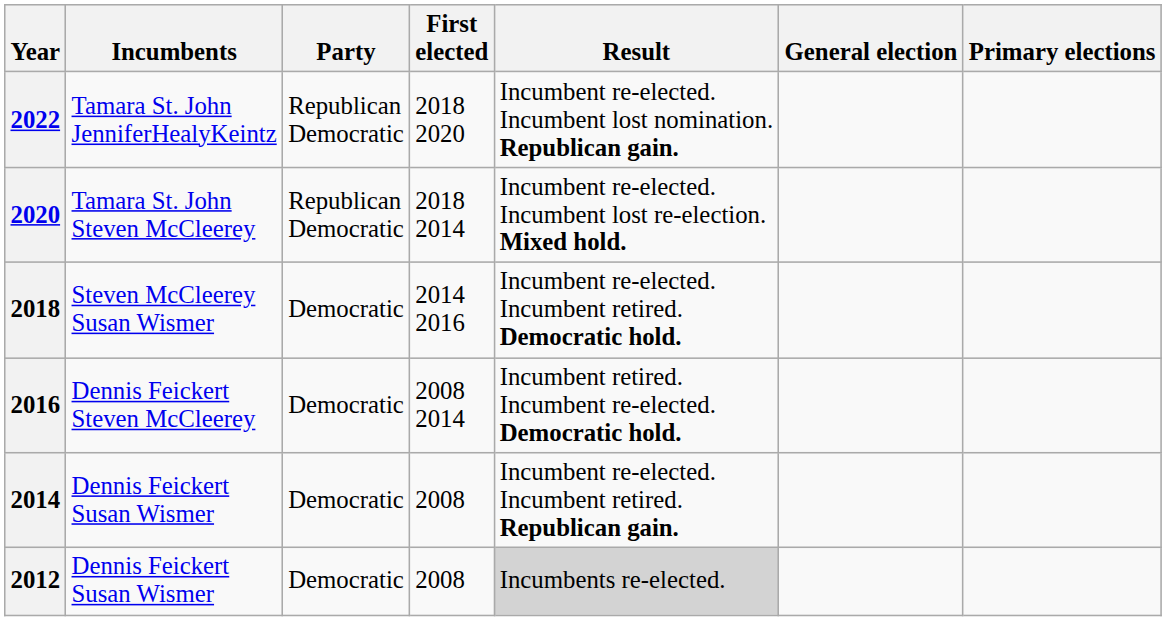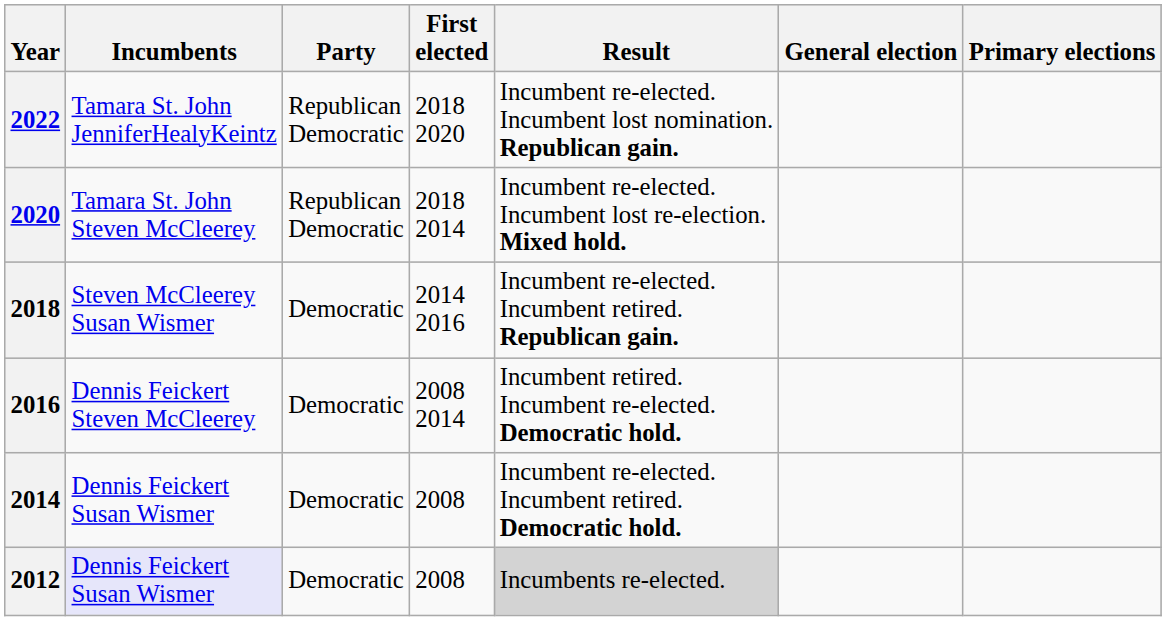(608, 309) Incumbent re-elected. Incumbent retired. Democratic hold. -> (608, 309) Incumbent re-elected. Incumbent retired. Republican gain.
(608, 499) Incumbent re-elected. Incumbent retired. Republican gain. -> (608, 499) Incumbent re-elected. Incumbent retired. Democratic hold.
(150, 581) no background -> (150, 581) lavender background
